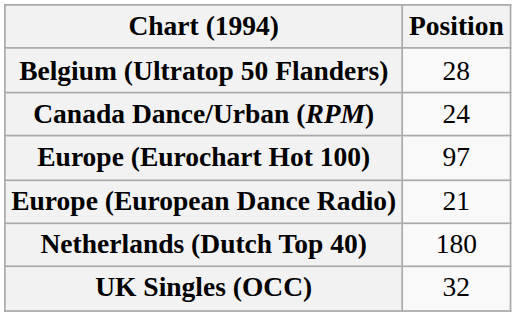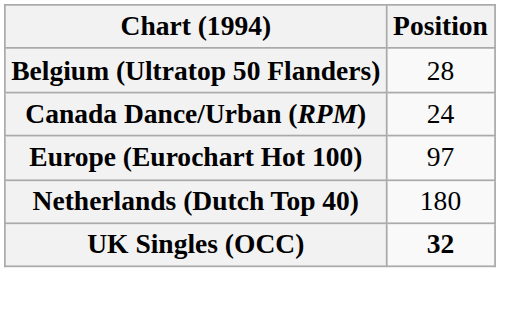- row: (204, 200)
(456, 288) normal -> (441, 244) bold
